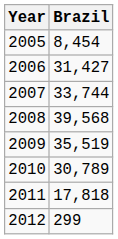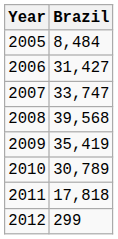(77, 43) 8,454 -> (77, 43) 8,484
(81, 94) 33,744 -> (81, 94) 33,747
(81, 144) 35,519 -> (81, 144) 35,419
